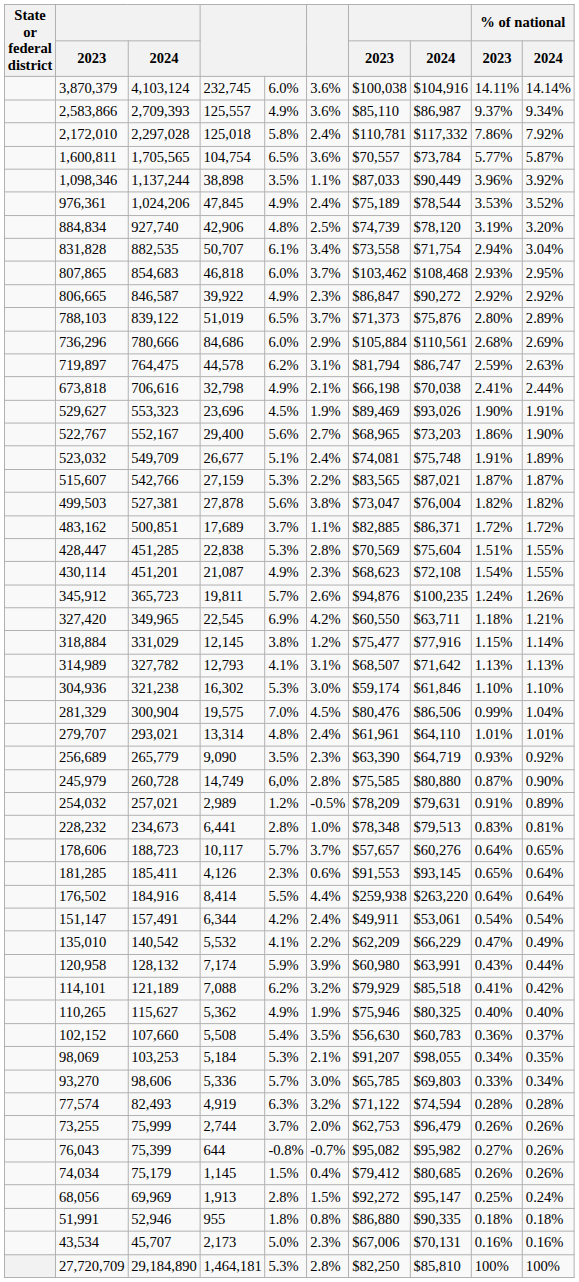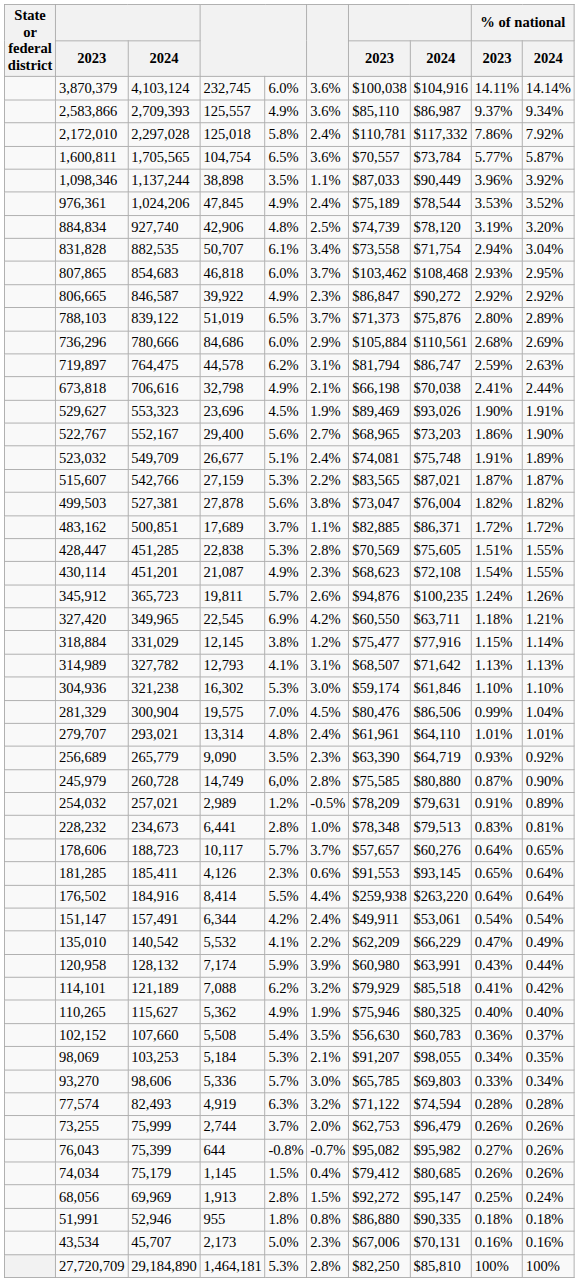(437, 550) $75,604 -> (437, 550) $75,605
